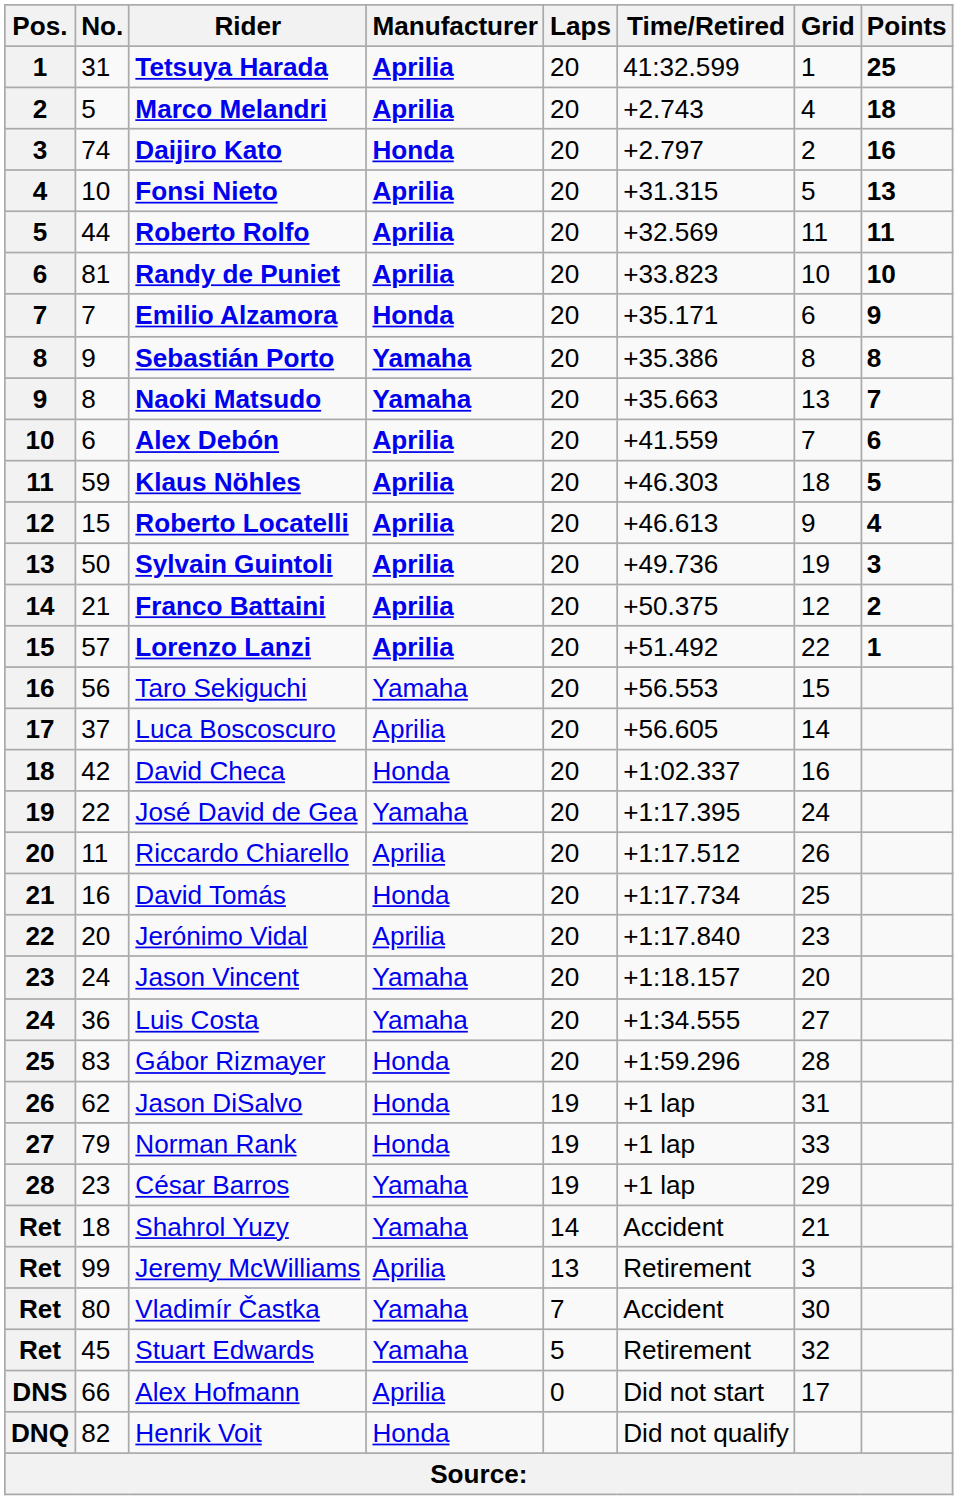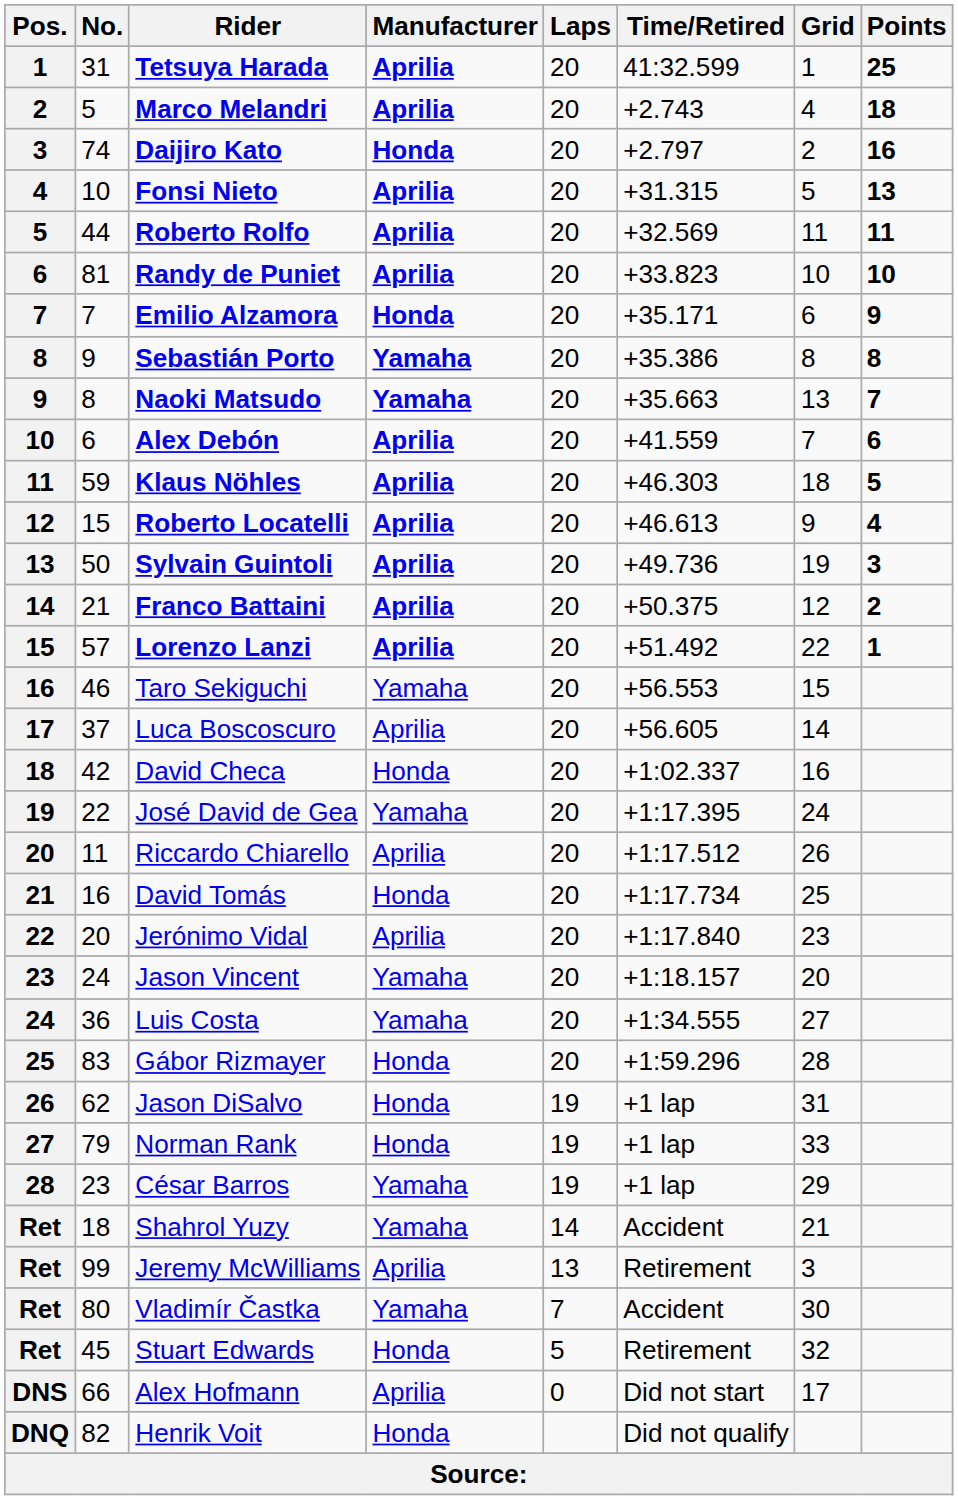(96, 688) 56 -> (96, 688) 46
(420, 1350) Yamaha -> (411, 1350) Honda
